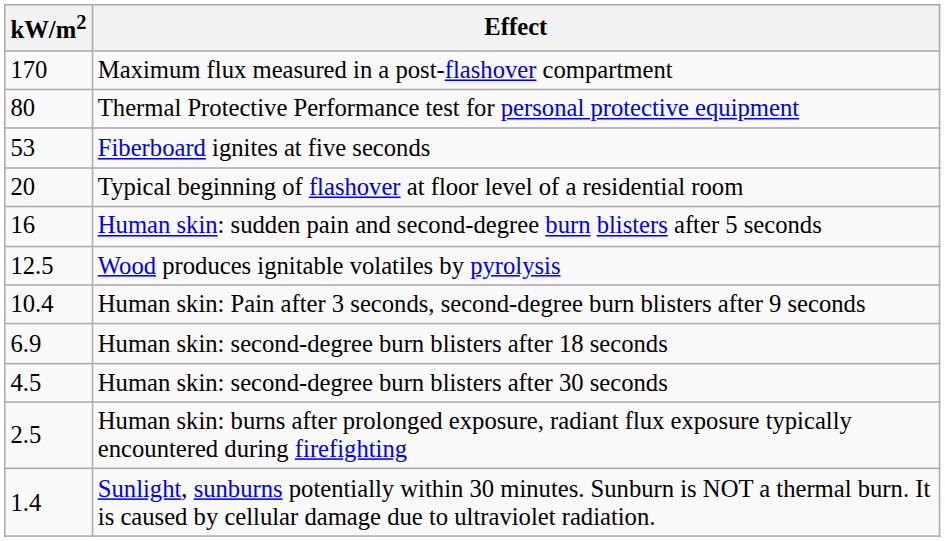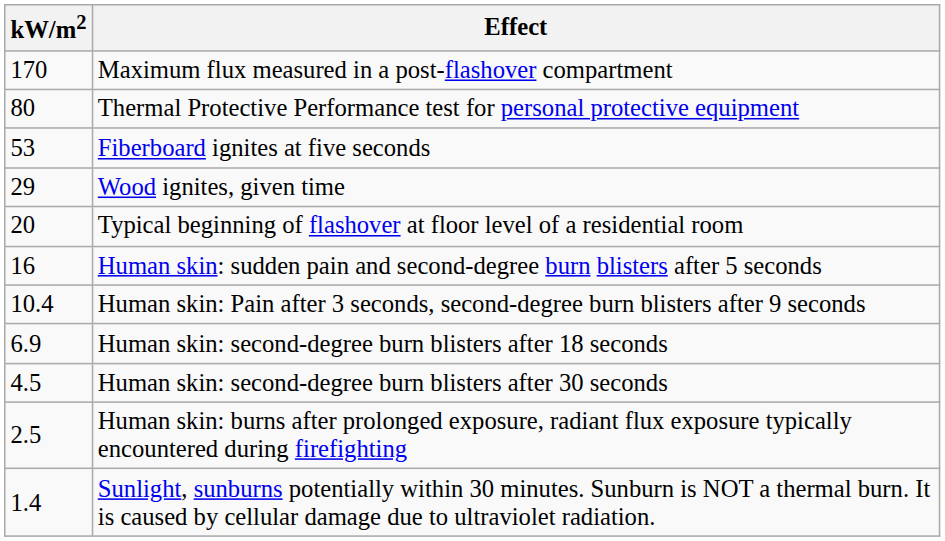+ row: (221, 187)
- row: (329, 265)
